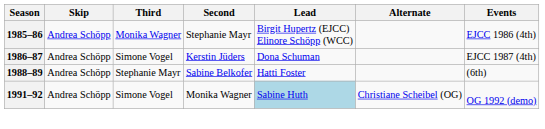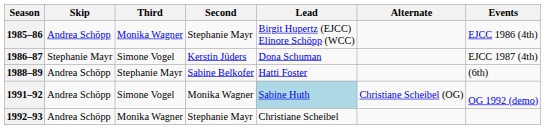(79, 56) Andrea Schöpp -> (80, 56) Stephanie Mayr
+ row: (25, 116)
